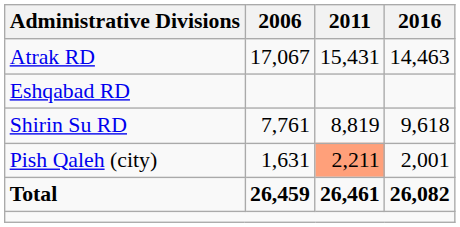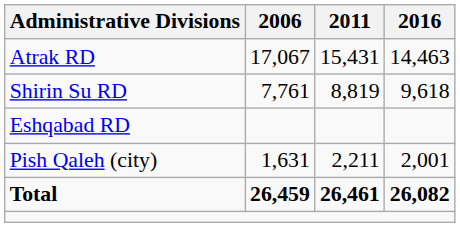rows swapped: (70, 90) <-> (68, 125)
(356, 159) lightsalmon background -> (356, 159) no background
